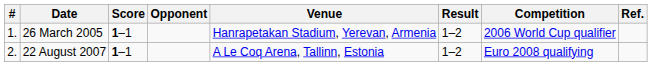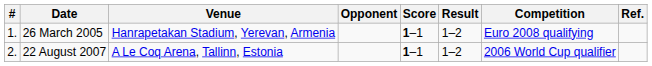columns swapped: (324, 14) <-> (128, 14)
(550, 33) 2006 World Cup qualifier -> (539, 33) Euro 2008 qualifying
(539, 52) Euro 2008 qualifying -> (550, 52) 2006 World Cup qualifier
